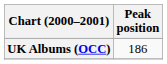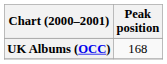(138, 48) 186 -> (138, 48) 168
